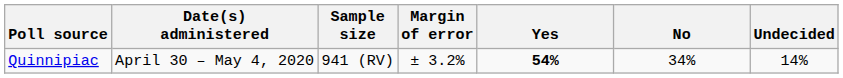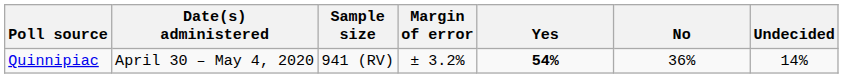(682, 60) 34% -> (682, 60) 36%
